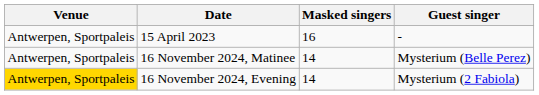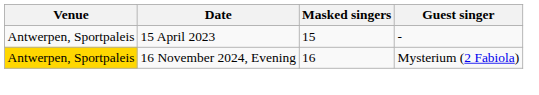(309, 36) 16 -> (309, 36) 15
- row: (218, 57)
(309, 79) 14 -> (309, 57) 16
